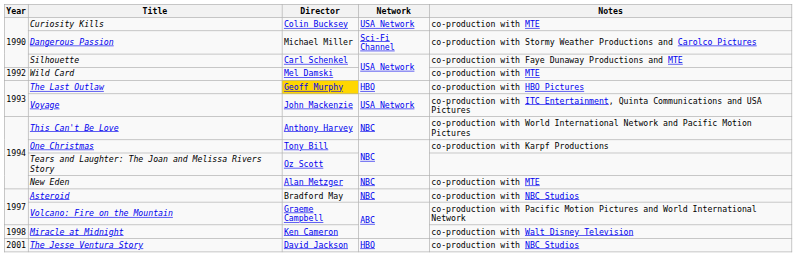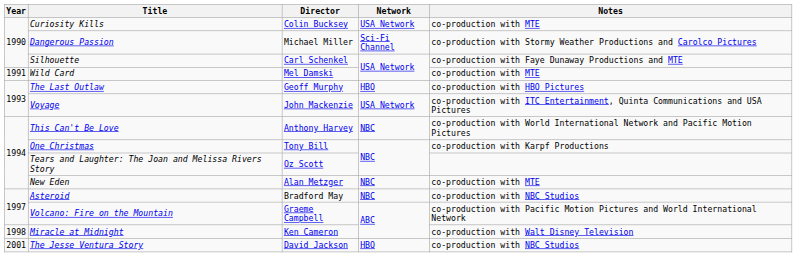(16, 74) 1992 -> (16, 74) 1991
(313, 87) gold background -> (313, 87) no background
